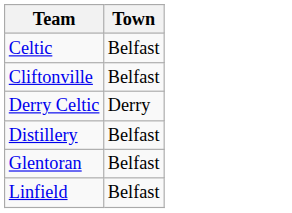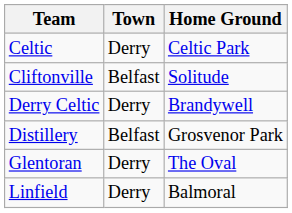+ column: (225, 18)
(134, 47) Belfast -> (129, 47) Derry
(134, 163) Belfast -> (129, 163) Derry
(134, 192) Belfast -> (129, 192) Derry
